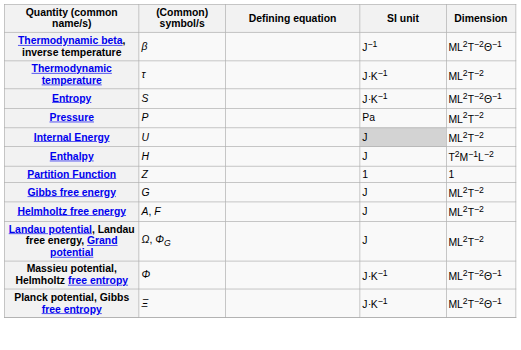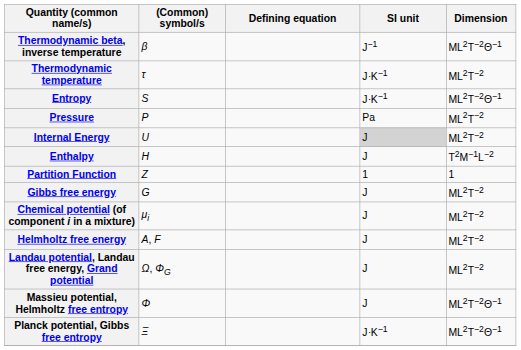+ row: (72, 216)
(375, 275) J⋅K−1 -> (365, 303) J
